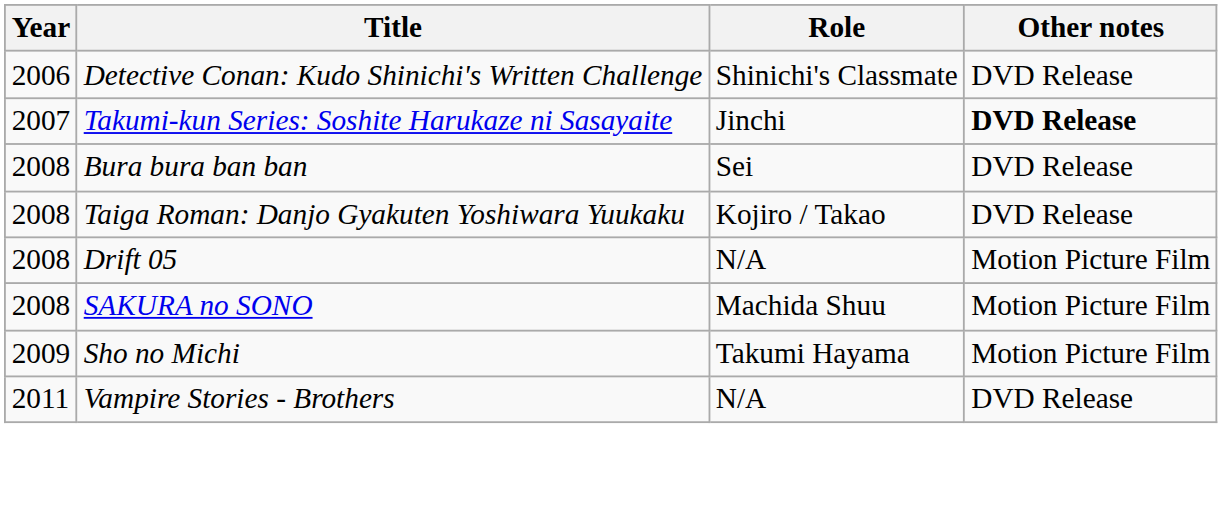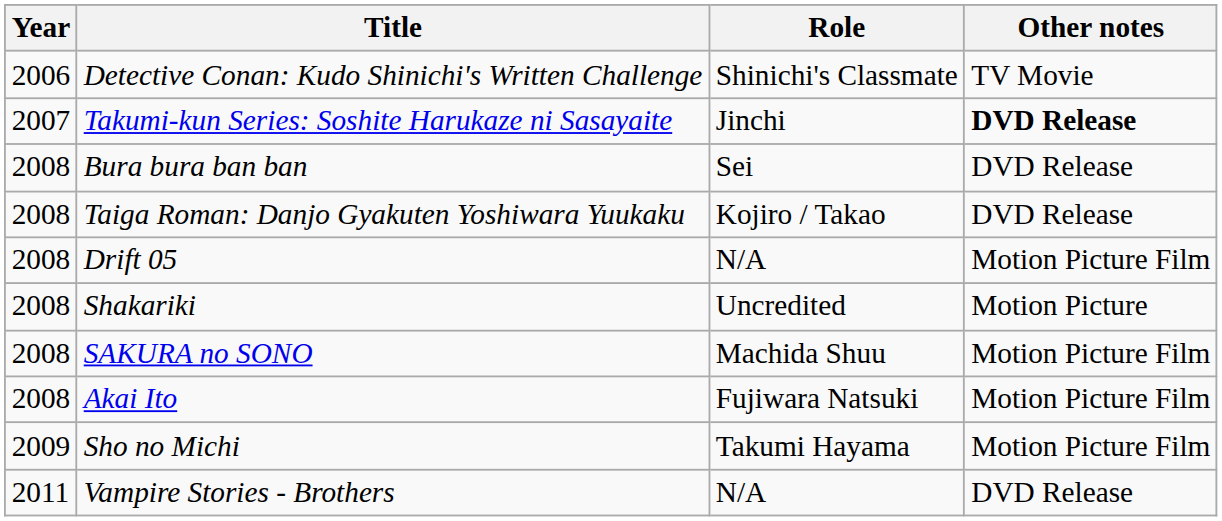(1052, 74) DVD Release -> (1032, 74) TV Movie
+ row: (140, 306)
+ row: (130, 399)
